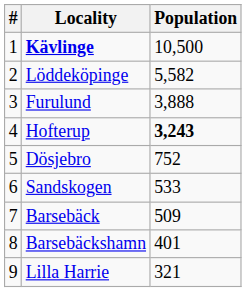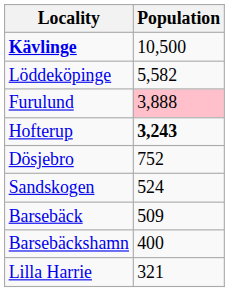- column: (13, 18)
(174, 103) no background -> (157, 103) pink background
(168, 187) 533 -> (150, 187) 524
(168, 243) 401 -> (150, 243) 400
